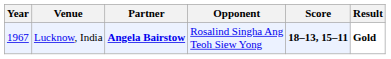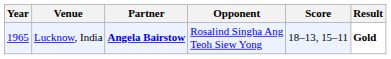(18, 38) 1967 -> (18, 38) 1965
(318, 38) bold -> (318, 38) normal
